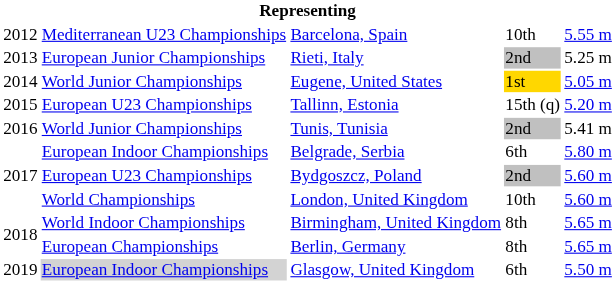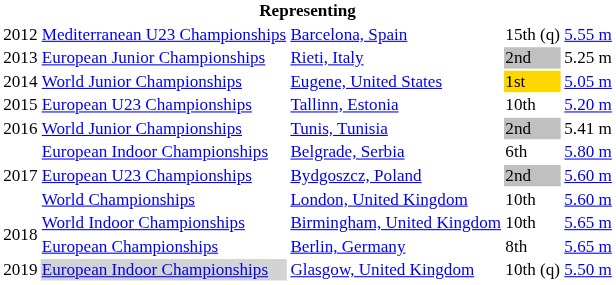(521, 34) 10th -> (533, 34) 15th (q)
(533, 104) 15th (q) -> (521, 104) 10th
(516, 222) 8th -> (521, 222) 10th
(516, 269) 6th -> (533, 269) 10th (q)
